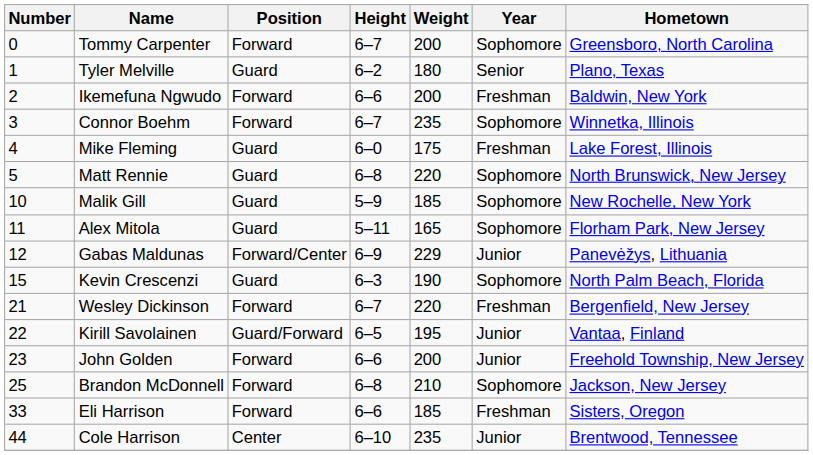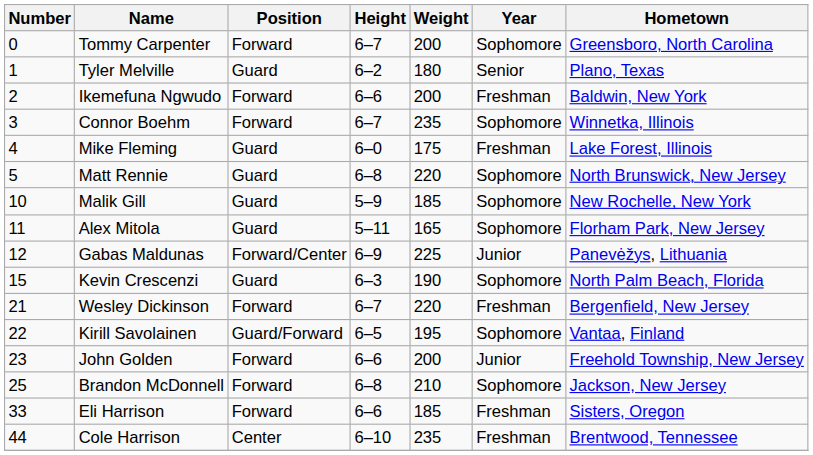(427, 254) 229 -> (427, 254) 225
(499, 333) Junior -> (519, 333) Sophomore
(499, 437) Junior -> (513, 437) Freshman
